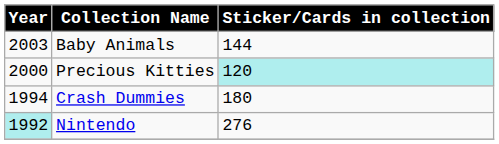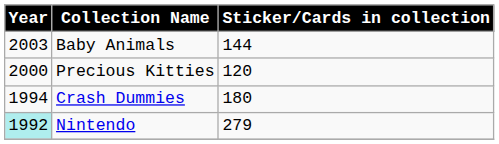(237, 72) paleturquoise background -> (237, 72) no background
(237, 126) 276 -> (237, 126) 279
